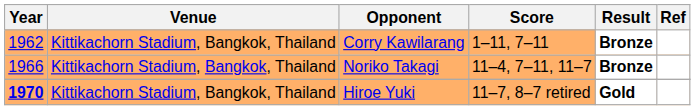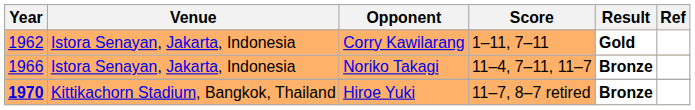(193, 42) Kittikachorn Stadium, Bangkok, Thailand -> (173, 42) Istora Senayan, Jakarta, Indonesia
(626, 42) Bronze -> (617, 42) Gold
(193, 68) Kittikachorn Stadium, Bangkok, Thailand -> (173, 68) Istora Senayan, Jakarta, Indonesia
(617, 93) Gold -> (626, 93) Bronze
